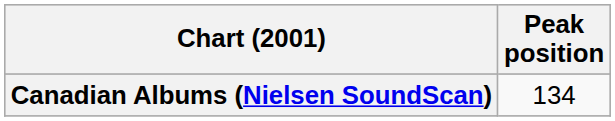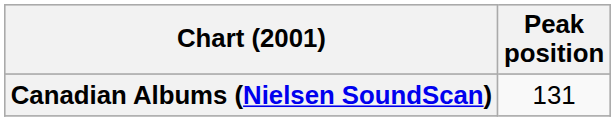(554, 94) 134 -> (554, 94) 131
